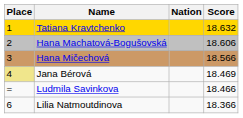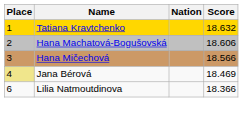- row: (78, 89)
